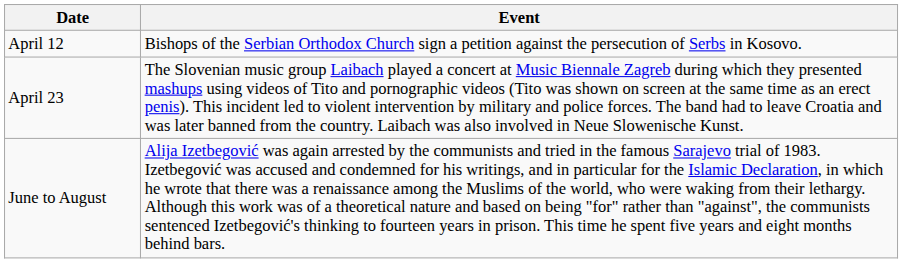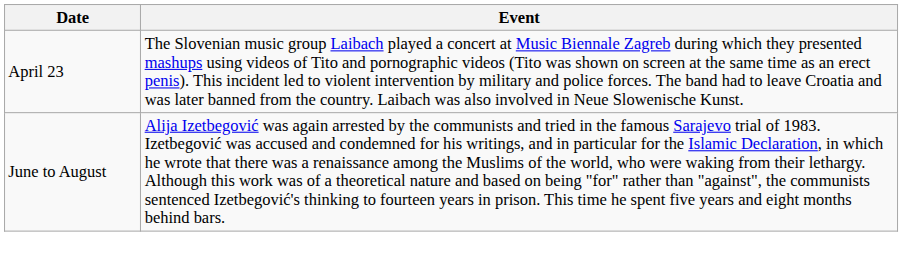- row: (36, 43)
